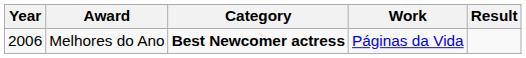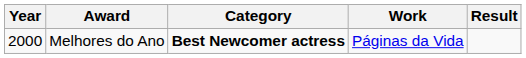(25, 41) 2006 -> (25, 41) 2000
